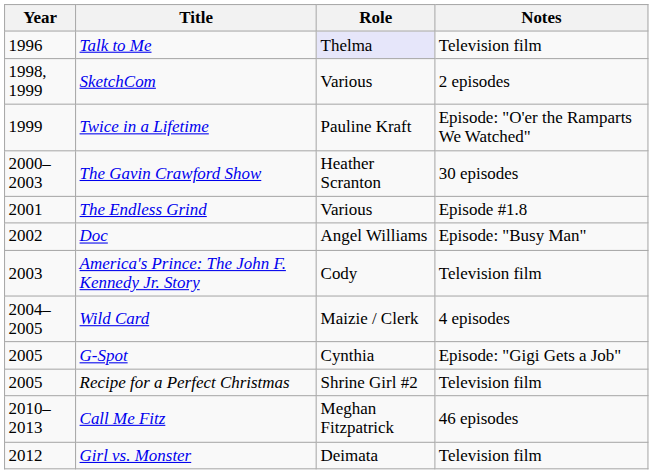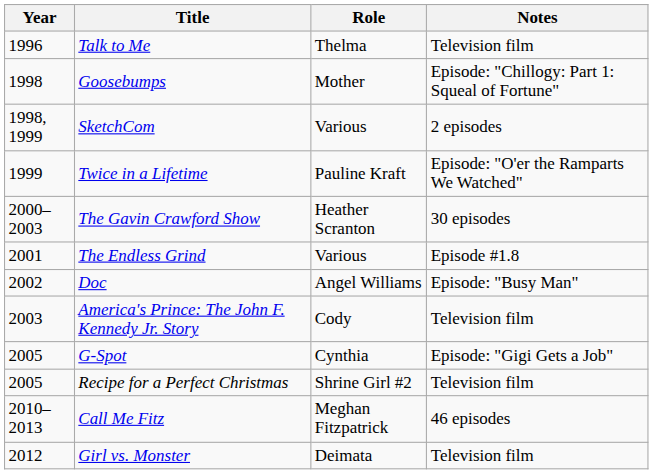(346, 44) lavender background -> (341, 44) no background
+ row: (122, 81)
- row: (114, 318)
